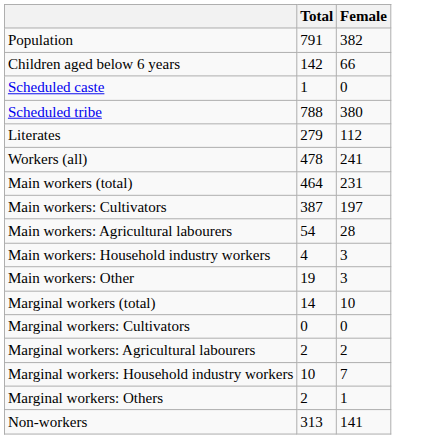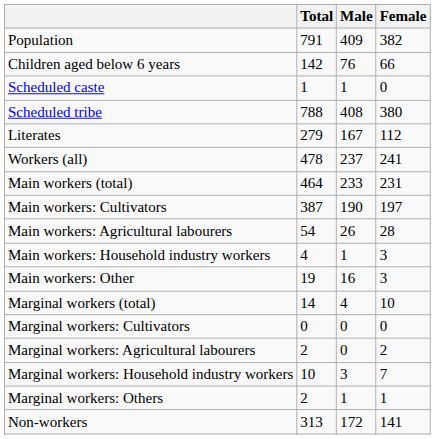+ column: (356, 16)
